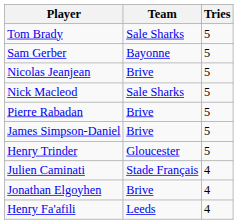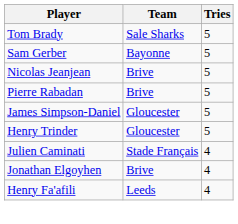- row: (42, 92)
(140, 131) Brive -> (153, 111) Gloucester
